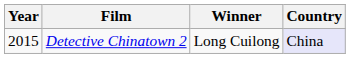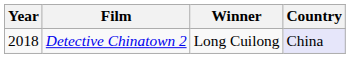(23, 41) 2015 -> (23, 41) 2018
